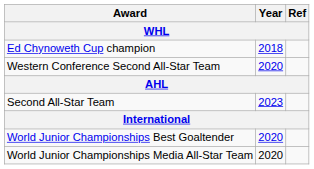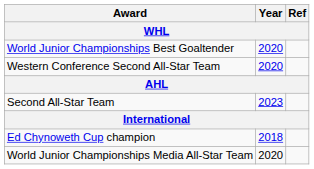rows swapped: (81, 48) <-> (120, 137)
